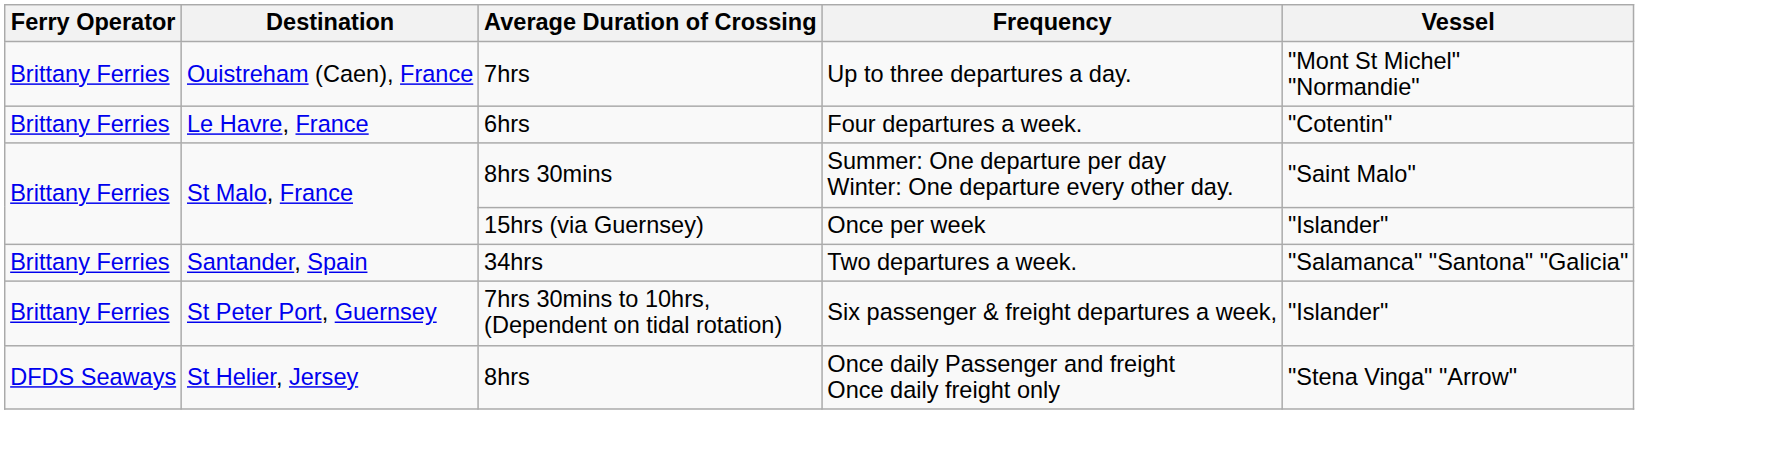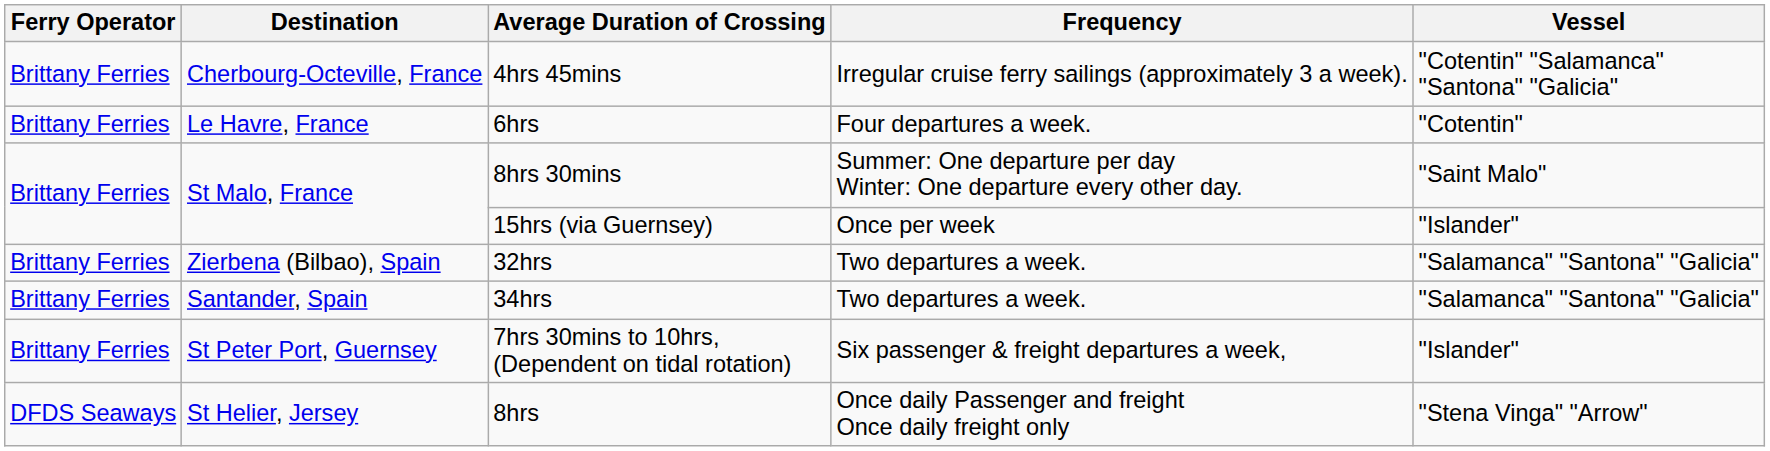- row: (507, 73)
+ row: (557, 73)
+ row: (523, 262)
